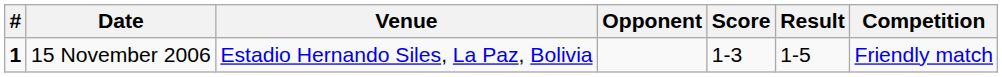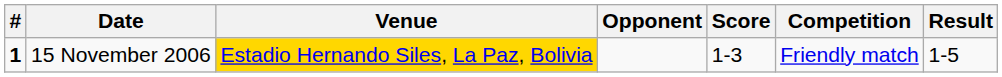columns swapped: (812, 21) <-> (924, 21)
(406, 54) no background -> (406, 54) gold background
